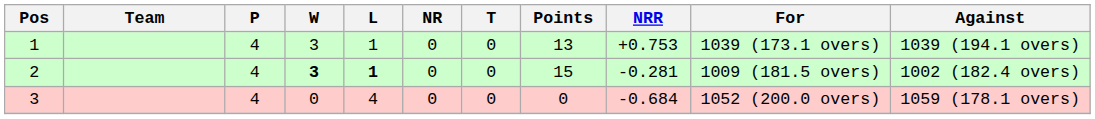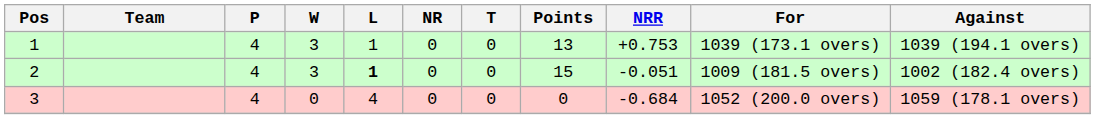(314, 72) bold -> (314, 72) normal
(648, 72) -0.281 -> (648, 72) -0.051
